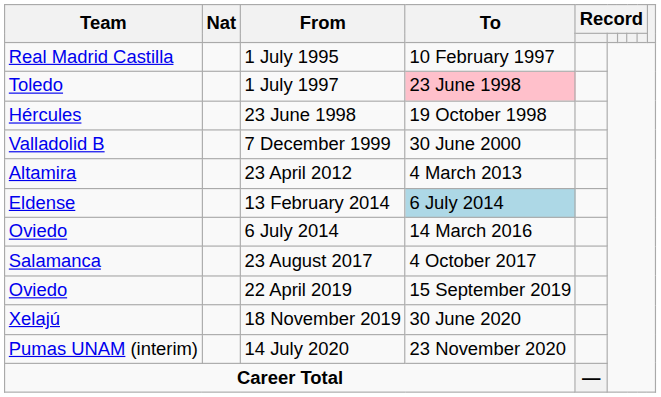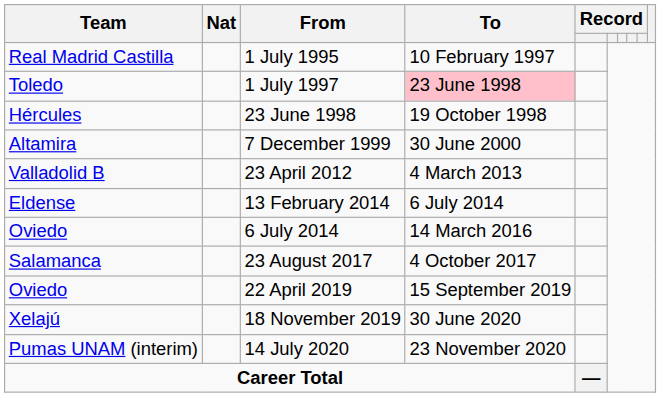(57, 144) Valladolid B -> (43, 144) Altamira
(43, 173) Altamira -> (57, 173) Valladolid B
(457, 202) lightblue background -> (457, 202) no background
